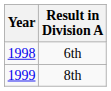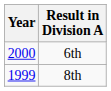(22, 53) 1998 -> (22, 53) 2000
